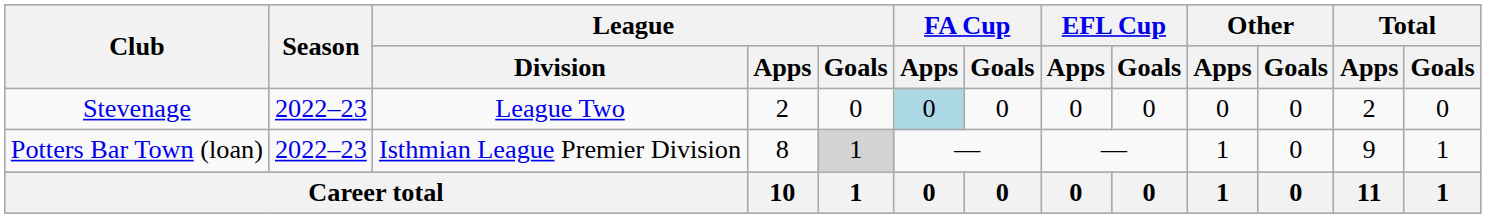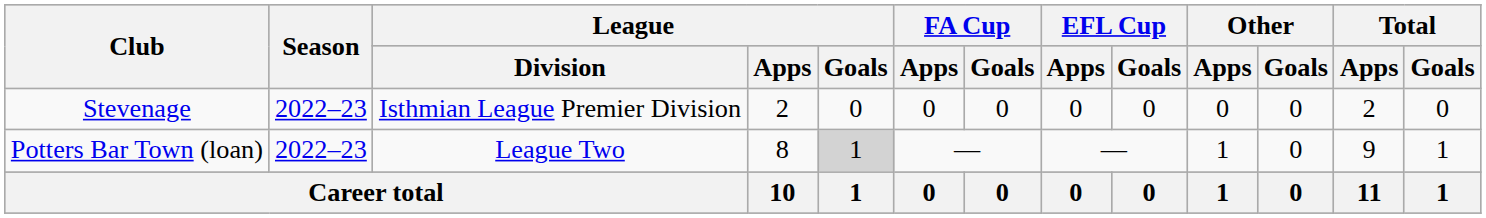(560, 108) League Two -> (560, 108) Isthmian League Premier Division
(929, 108) lightblue background -> (929, 108) no background
(560, 150) Isthmian League Premier Division -> (560, 150) League Two
